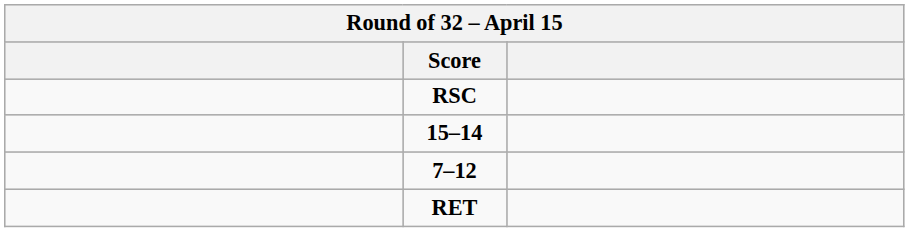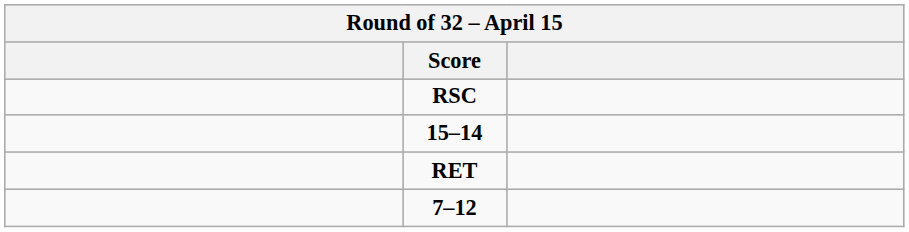rows swapped: (454, 170) <-> (454, 207)
